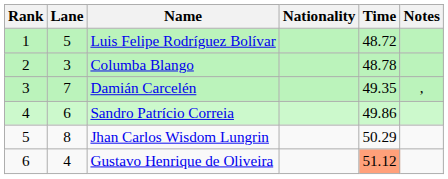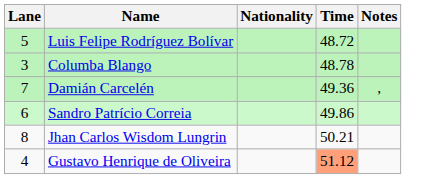- column: (26, 16)
(379, 88) 49.35 -> (337, 88) 49.36
(379, 137) 50.29 -> (337, 137) 50.21
